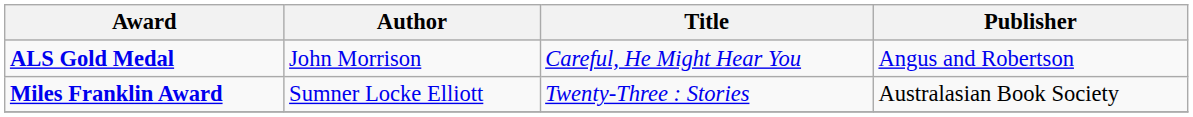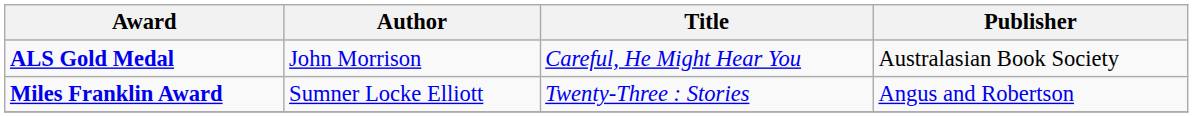(976, 58) Angus and Robertson -> (999, 58) Australasian Book Society
(999, 93) Australasian Book Society -> (976, 93) Angus and Robertson
